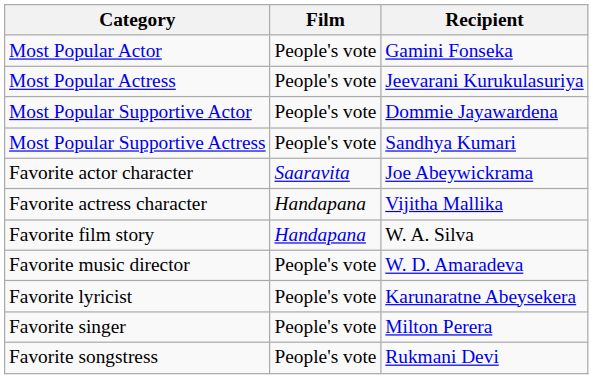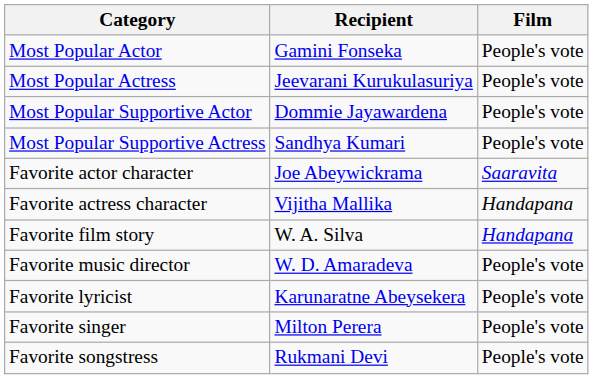columns swapped: (325, 19) <-> (485, 19)
